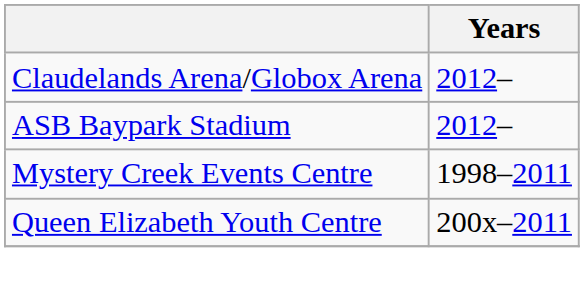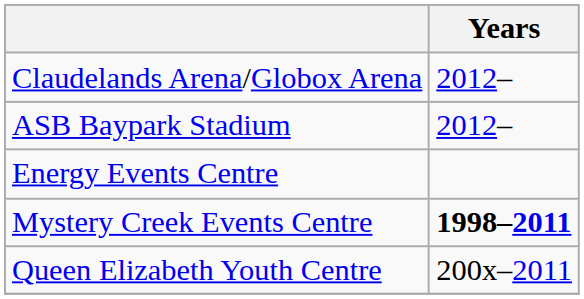+ row: (145, 173)
(504, 173) normal -> (504, 221) bold
